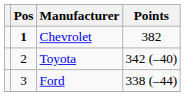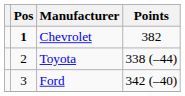(151, 59) 342 (–40) -> (151, 59) 338 (–44)
(151, 81) 338 (–44) -> (151, 81) 342 (–40)
